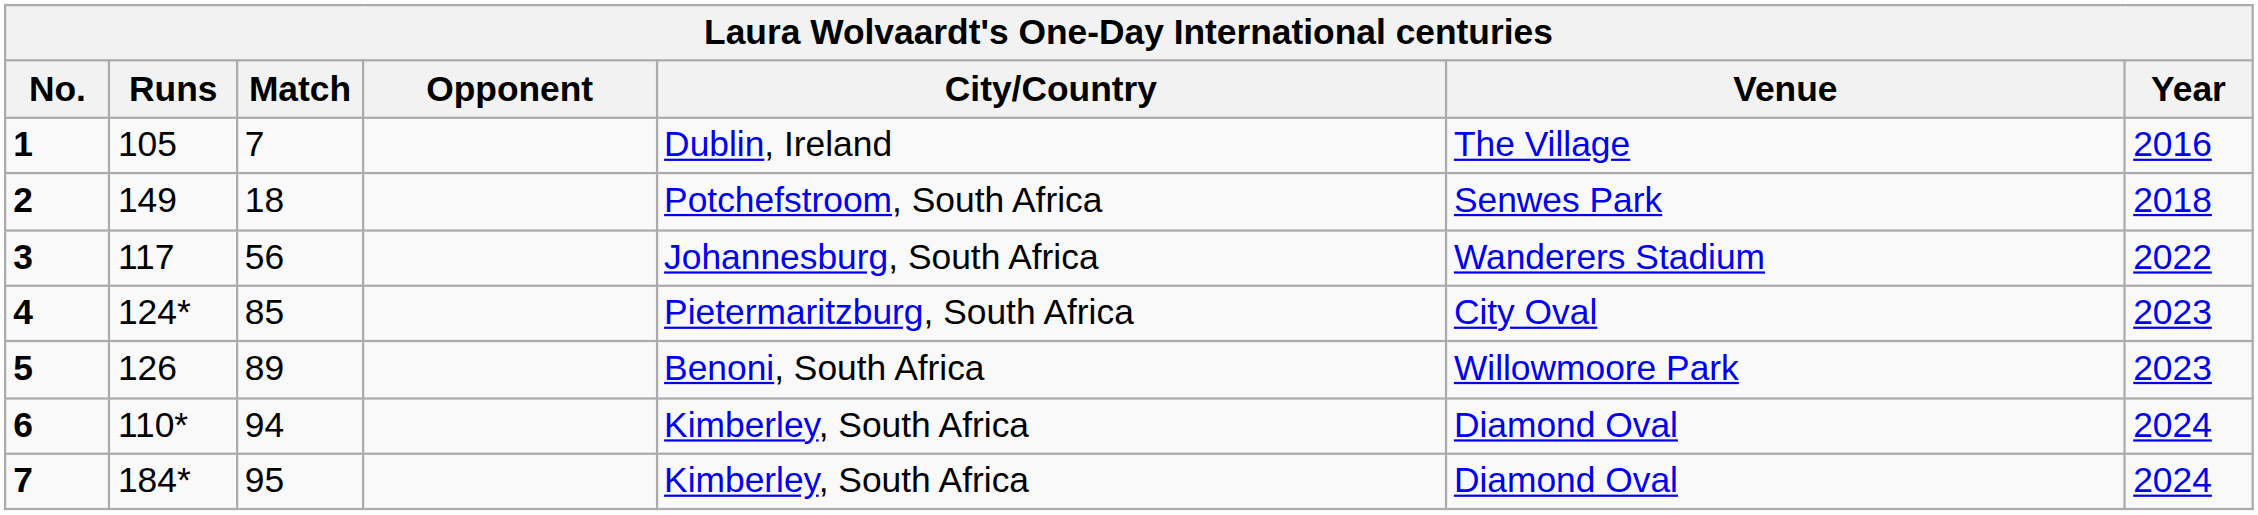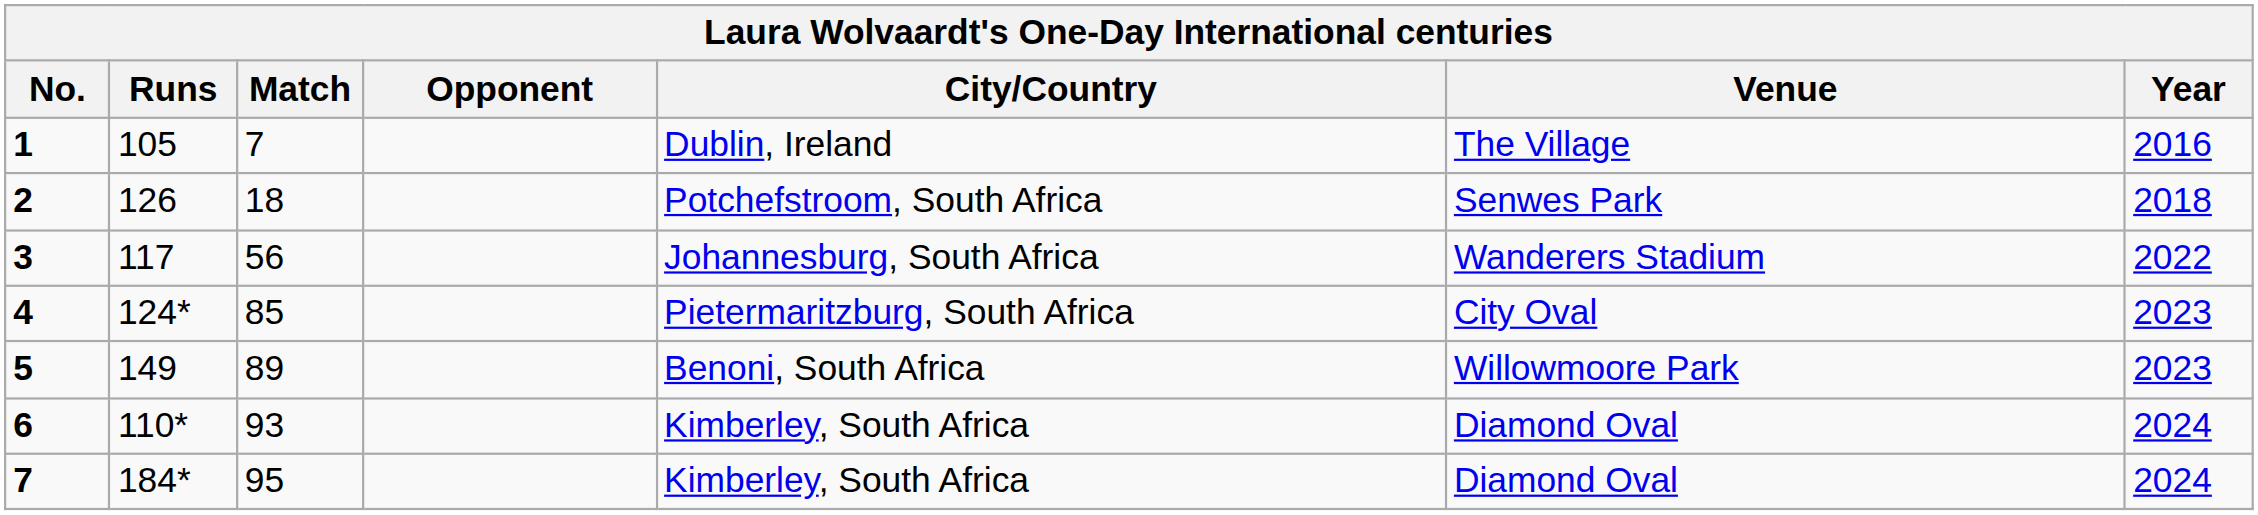(147, 200) 149 -> (147, 200) 126
(147, 369) 126 -> (147, 369) 149
(264, 425) 94 -> (264, 425) 93
